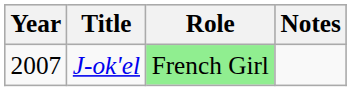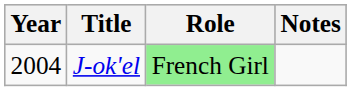(36, 64) 2007 -> (36, 64) 2004
